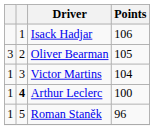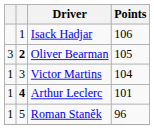(22, 54) normal -> (22, 54) bold
(123, 93) 100 -> (123, 93) 101
